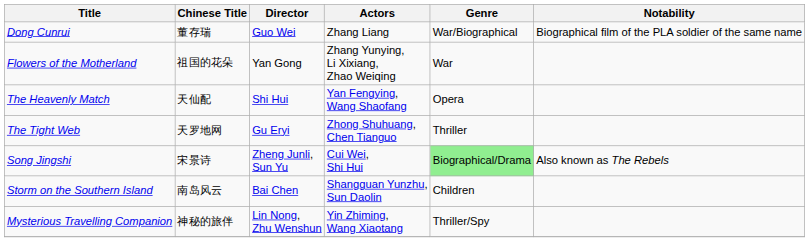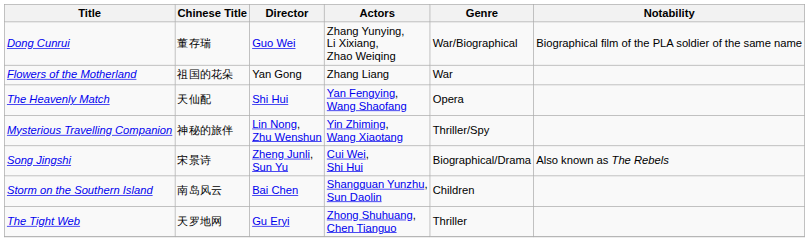(358, 32) Zhang Liang -> (366, 43) Zhang Yunying, Li Xixiang, Zhao Weiqing
(366, 63) Zhang Yunying, Li Xixiang, Zhao Weiqing -> (358, 75) Zhang Liang
rows swapped: (90, 221) <-> (44, 130)
(482, 160) lightgreen background -> (482, 160) no background
